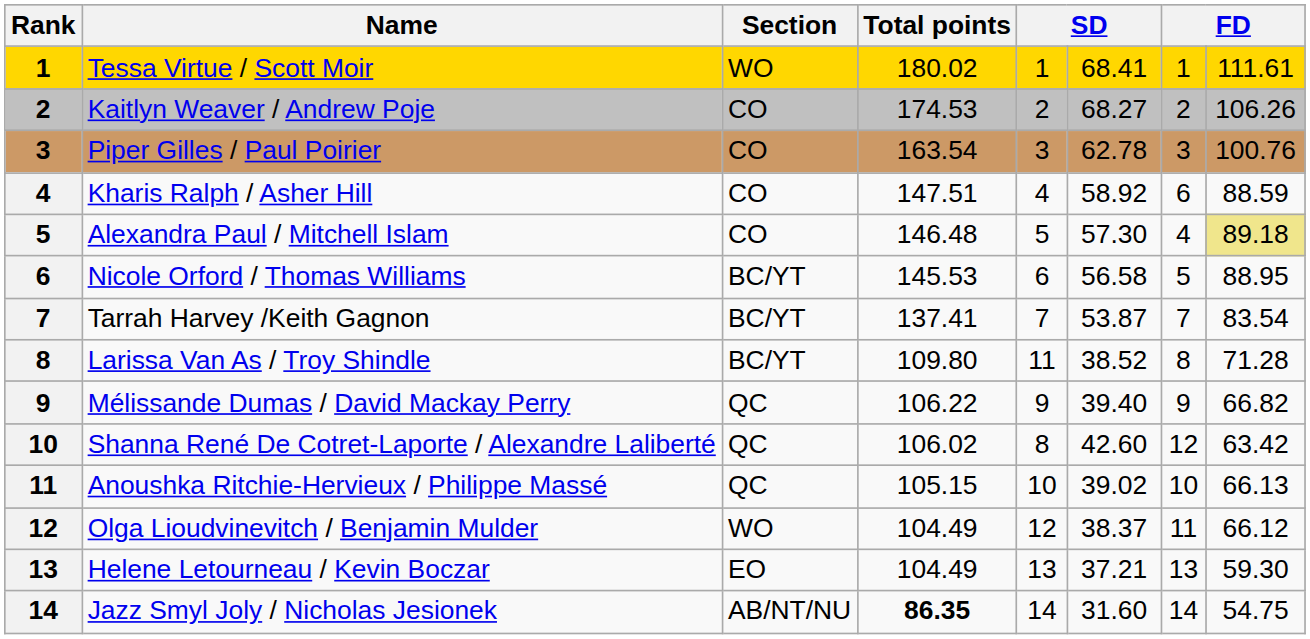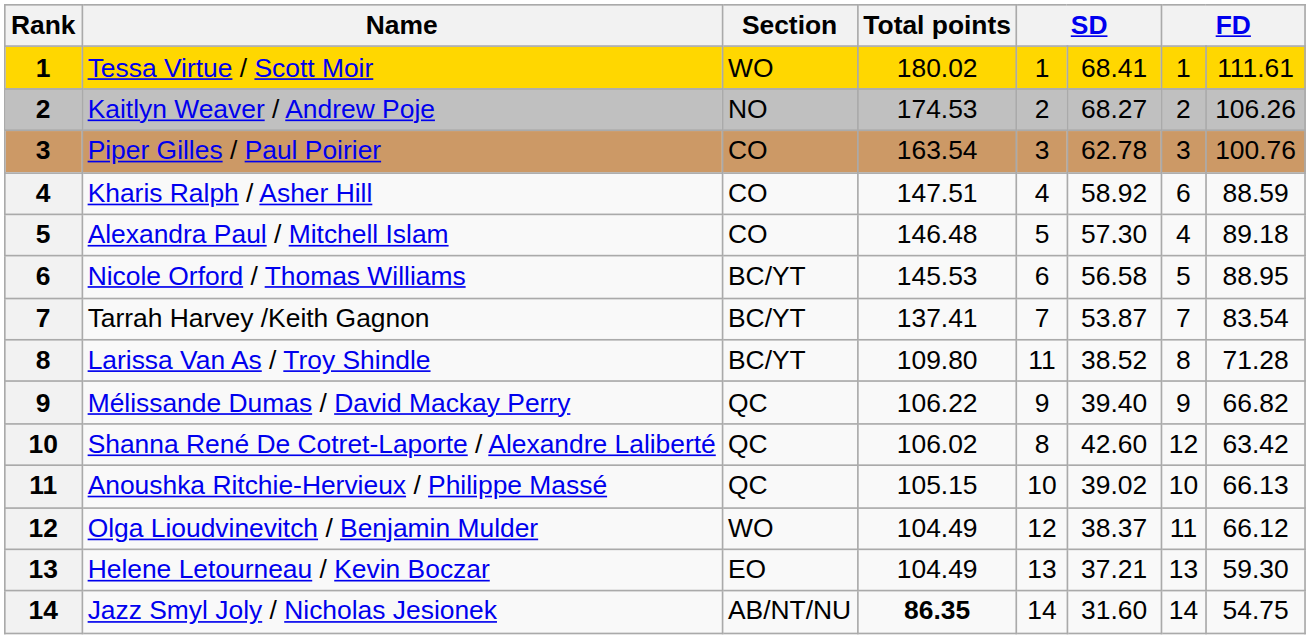(748, 109) CO -> (748, 109) NO
(1256, 234) khaki background -> (1256, 234) no background
